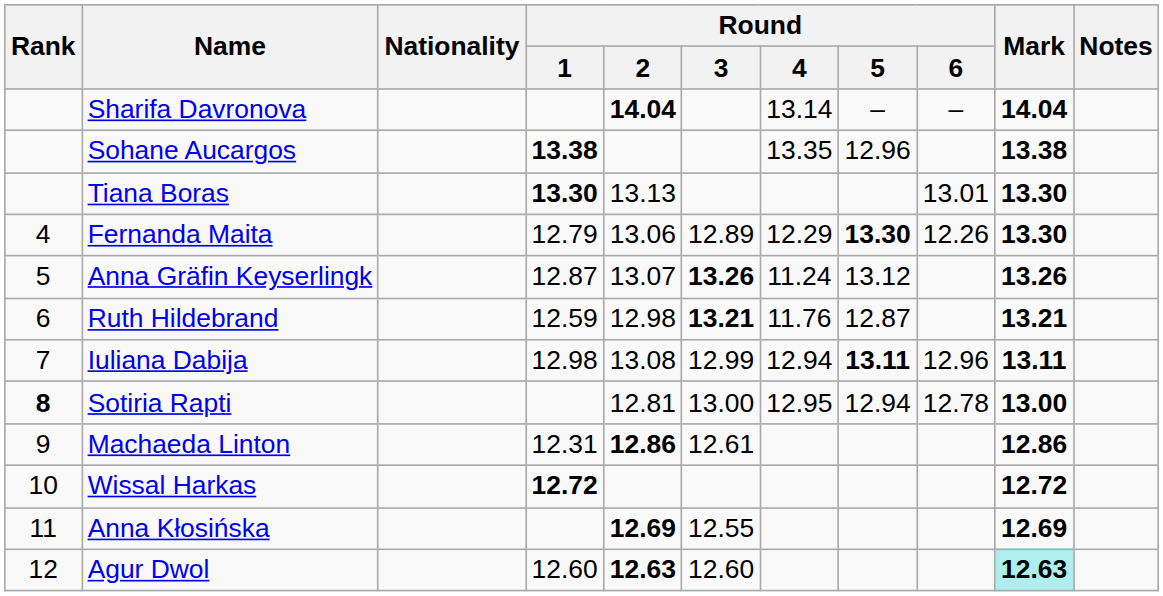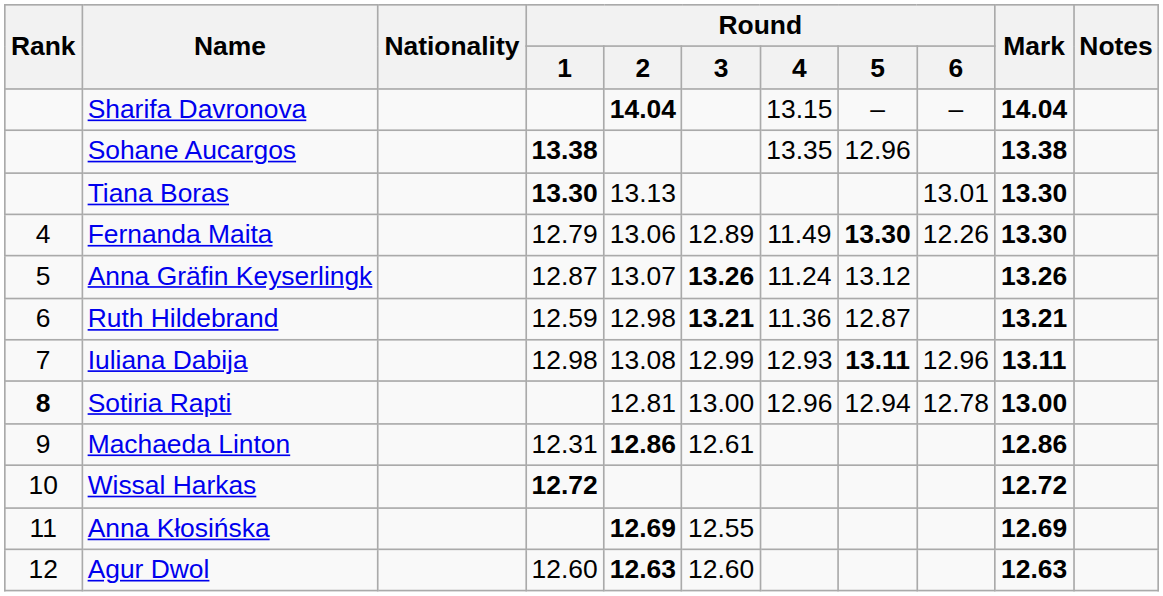(799, 109) 13.14 -> (799, 109) 13.15
(799, 234) 12.29 -> (799, 234) 11.49
(799, 318) 11.76 -> (799, 318) 11.36
(799, 360) 12.94 -> (799, 360) 12.93
(799, 402) 12.95 -> (799, 402) 12.96
(1034, 569) paleturquoise background -> (1034, 569) no background
